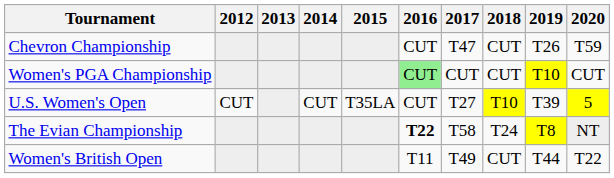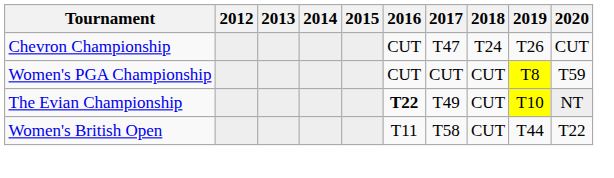(504, 46) CUT -> (488, 46) T24
(588, 46) T59 -> (572, 46) CUT
(420, 74) lightgreen background -> (404, 74) no background
(546, 74) T10 -> (530, 74) T8
(588, 74) CUT -> (572, 74) T59
- row: (77, 102)
(462, 131) T58 -> (446, 102) T49
(504, 131) T24 -> (488, 102) CUT
(546, 131) T8 -> (530, 102) T10
(462, 159) T49 -> (446, 131) T58
